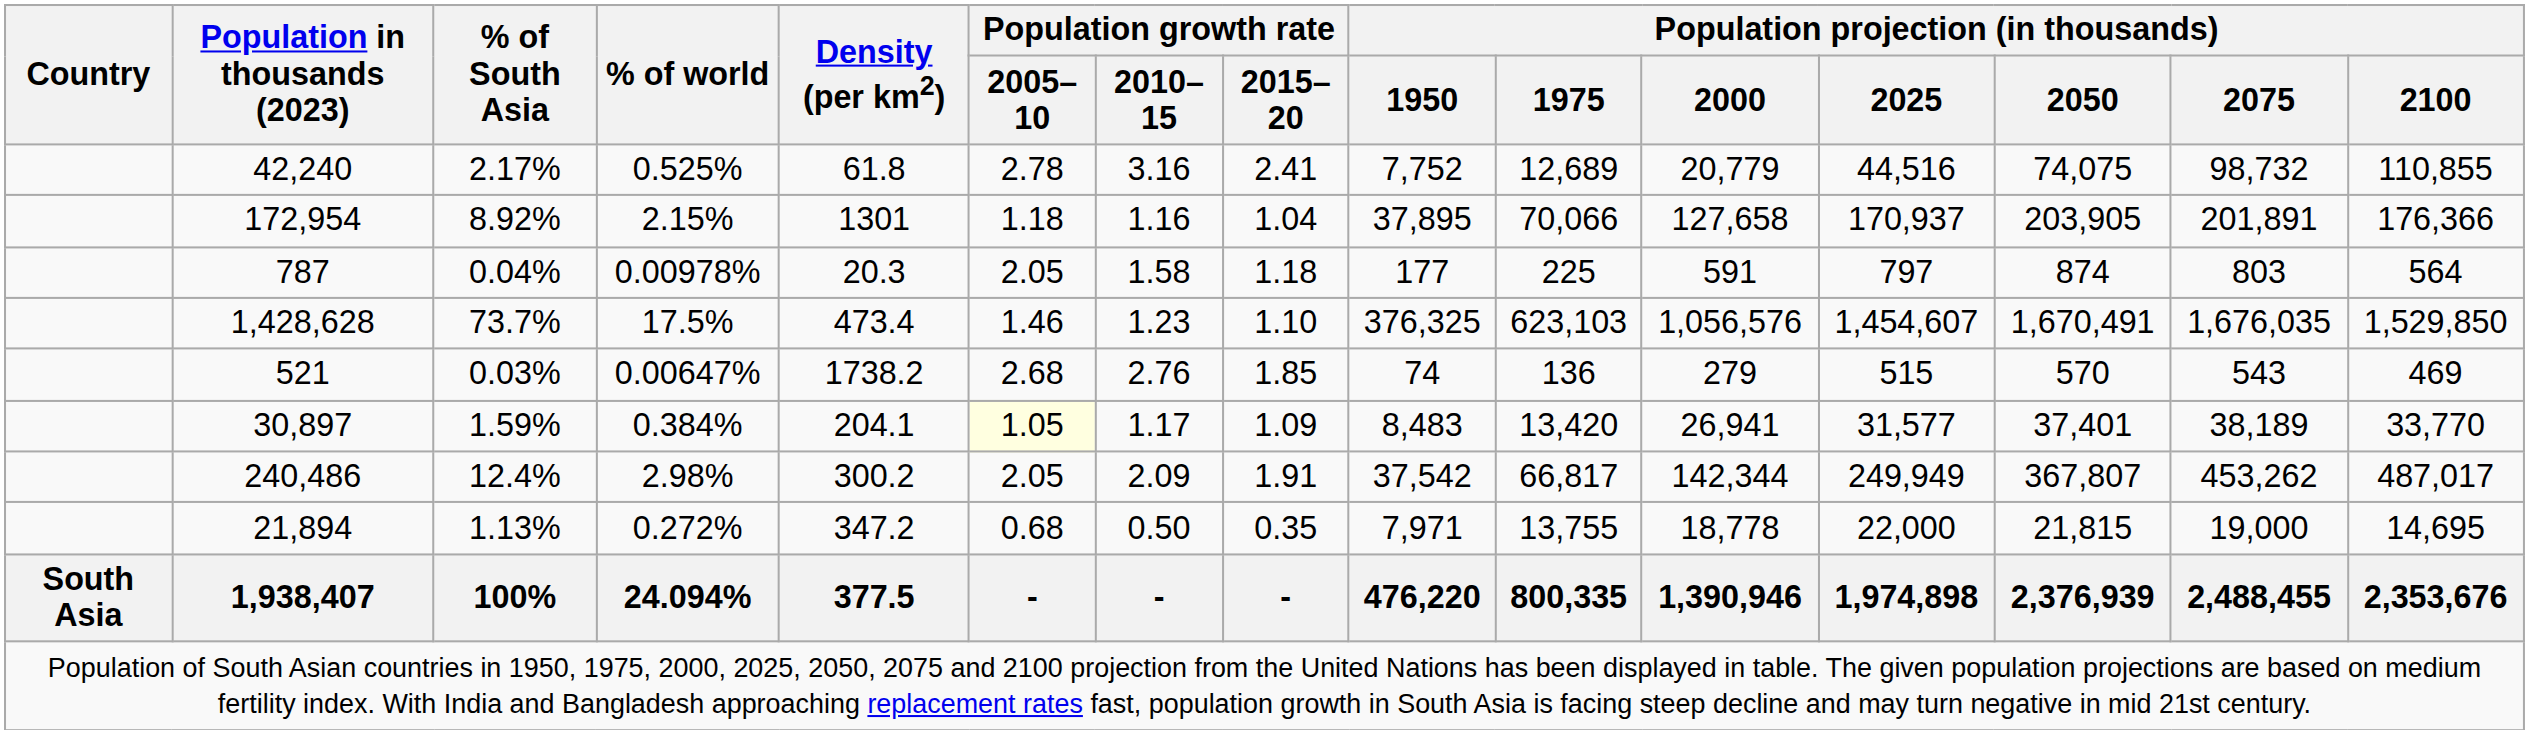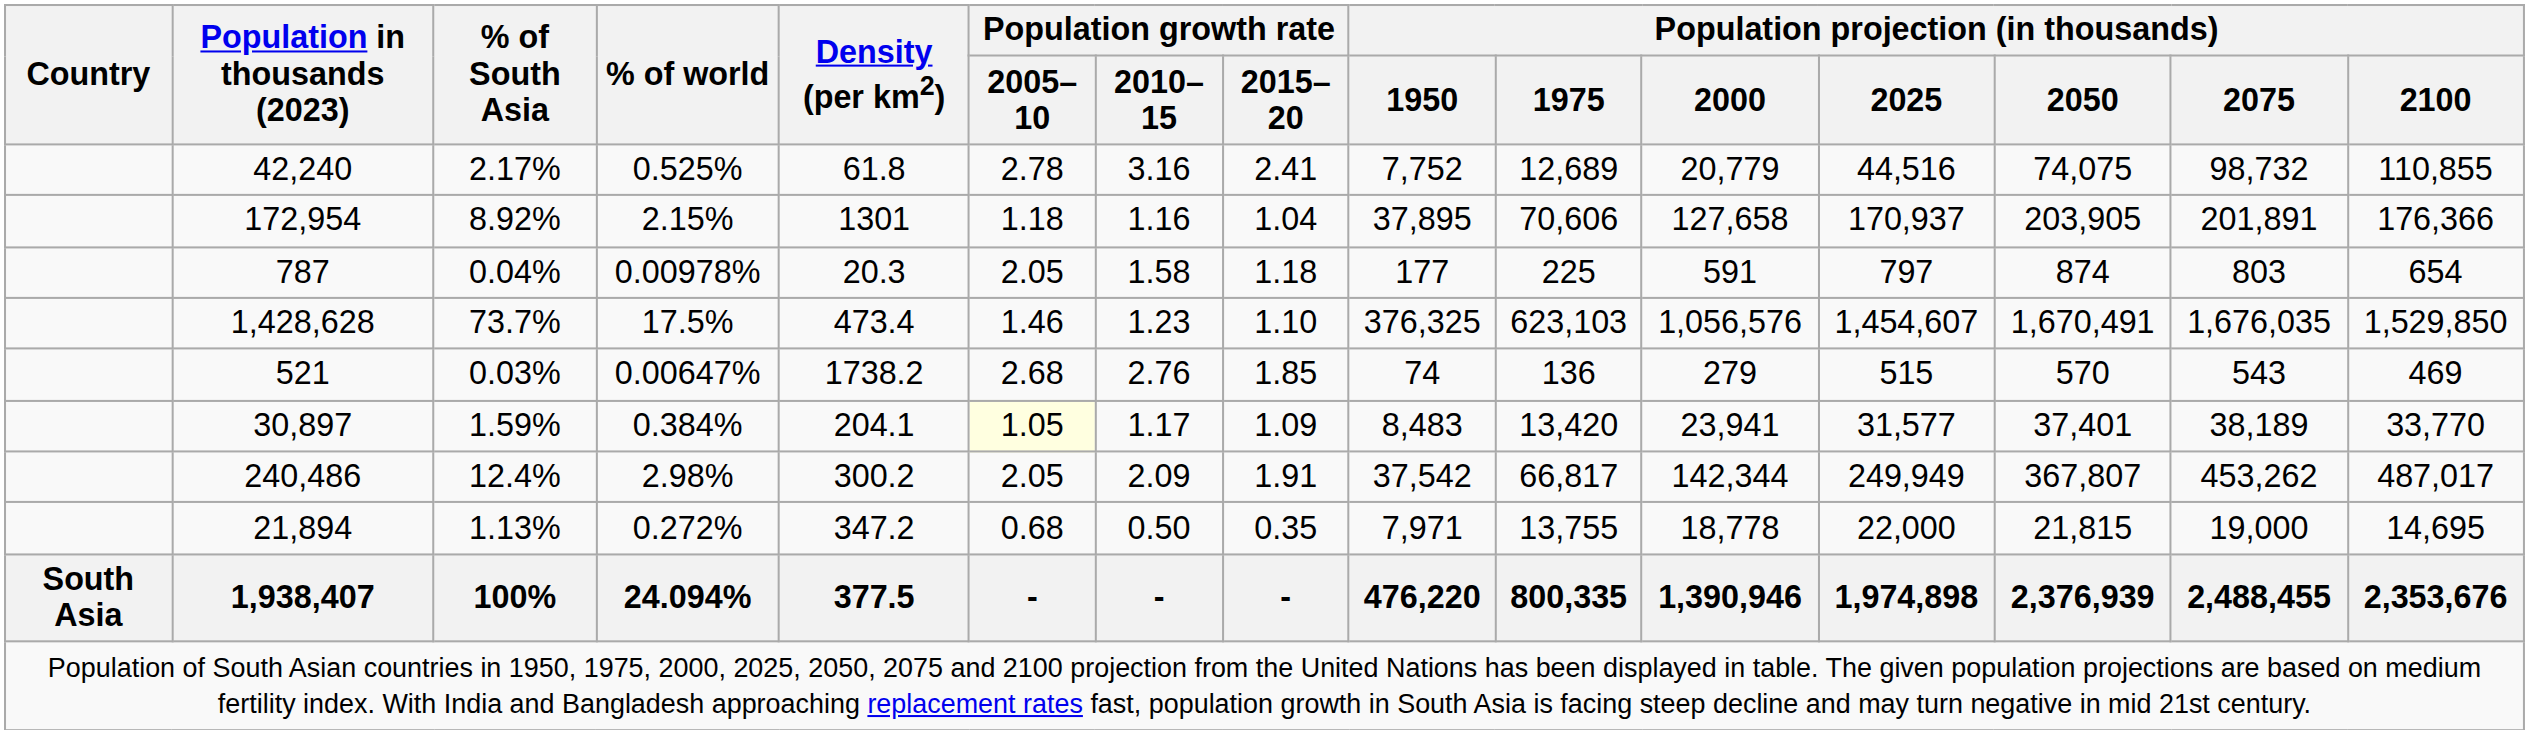(1569, 220) 70,066 -> (1569, 220) 70,606
(2436, 271) 564 -> (2436, 271) 654
(1730, 425) 26,941 -> (1730, 425) 23,941
